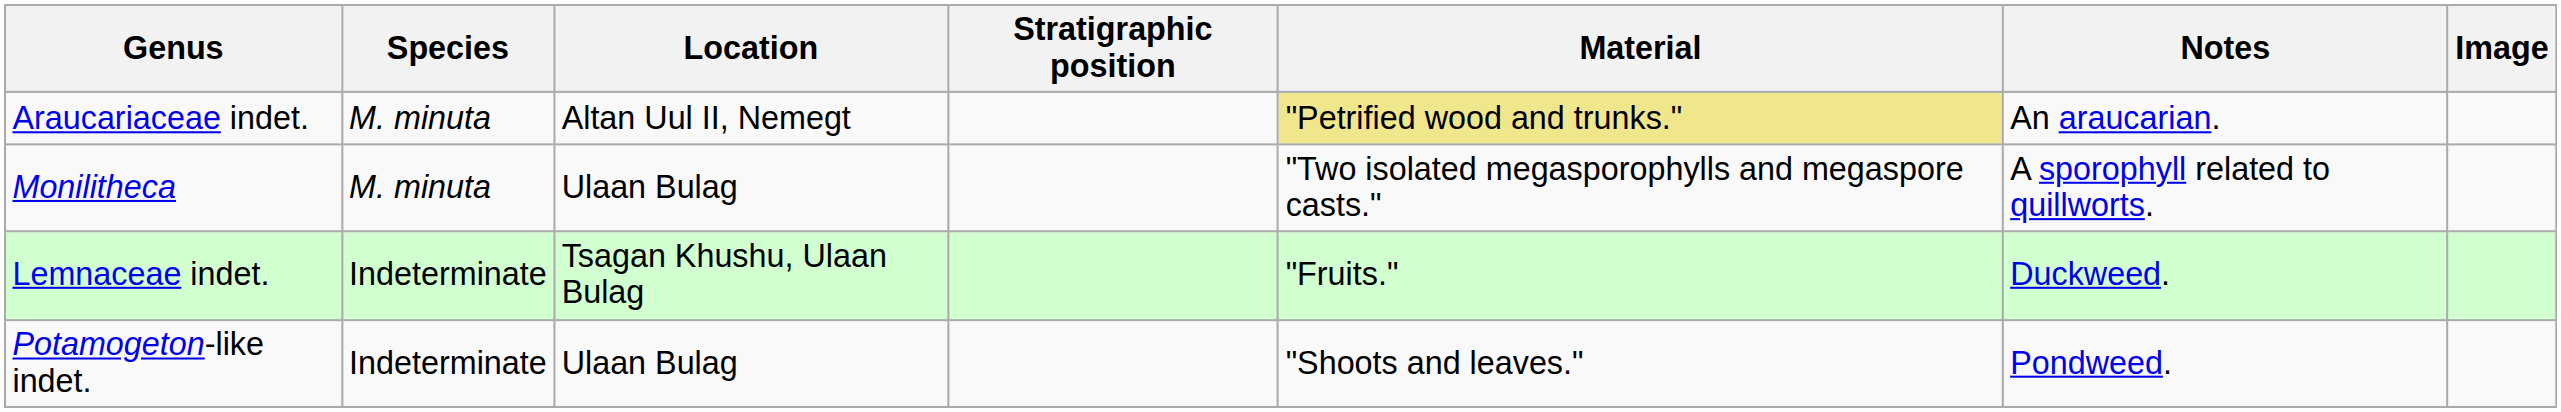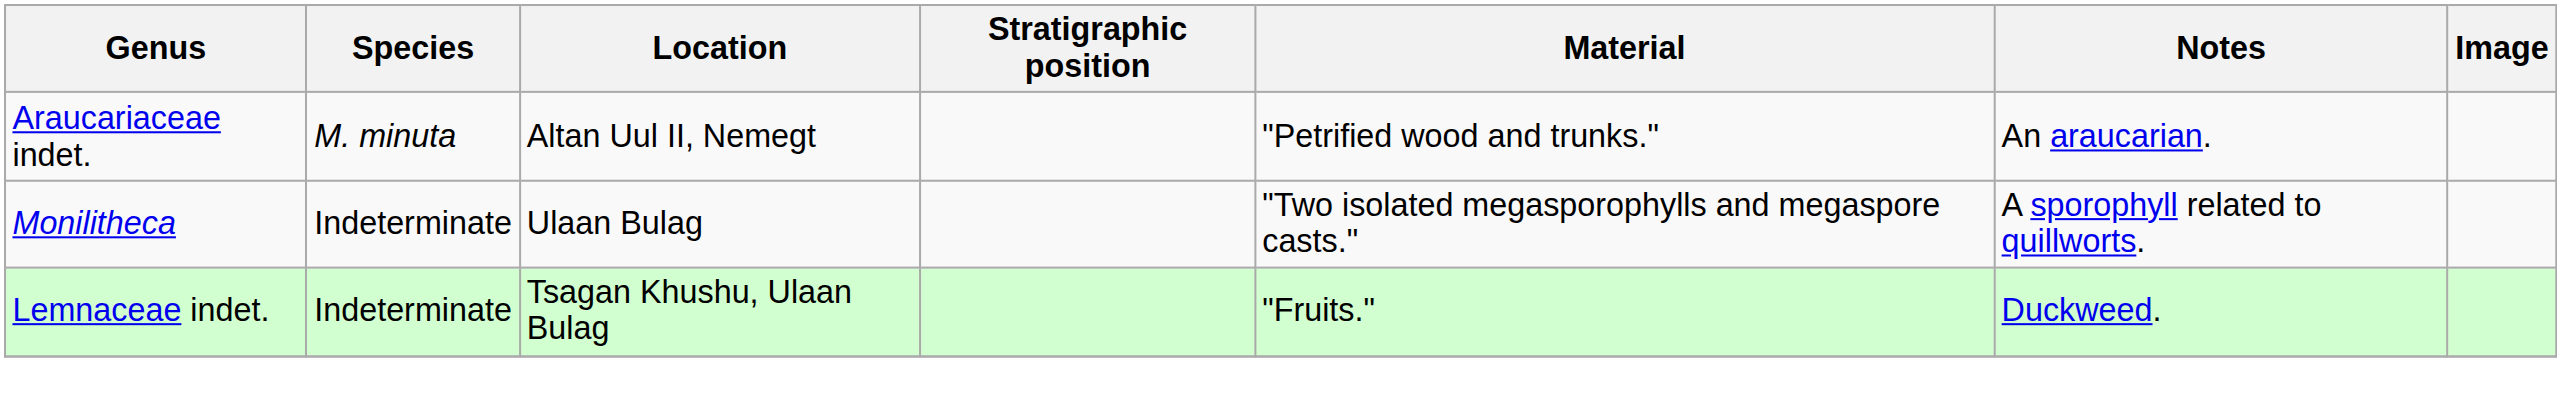(1484, 117) khaki background -> (1461, 135) no background
(420, 187) M. minuta -> (413, 223) Indeterminate
- row: (138, 362)
